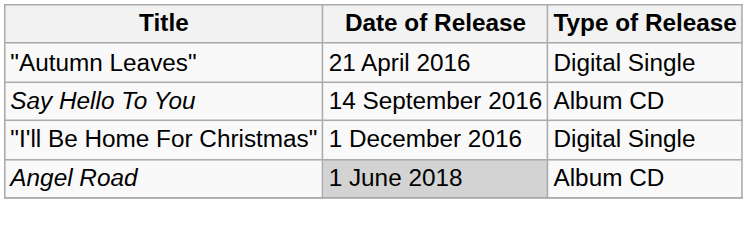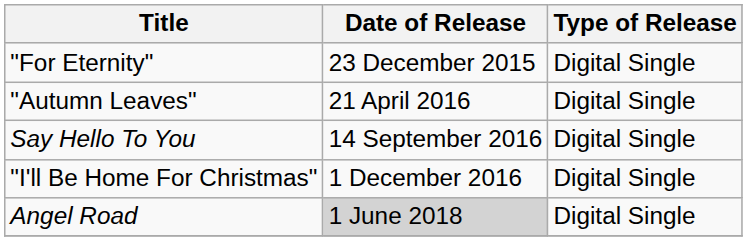+ row: (82, 62)
(609, 100) Album CD -> (624, 139) Digital Single
(609, 178) Album CD -> (624, 216) Digital Single
